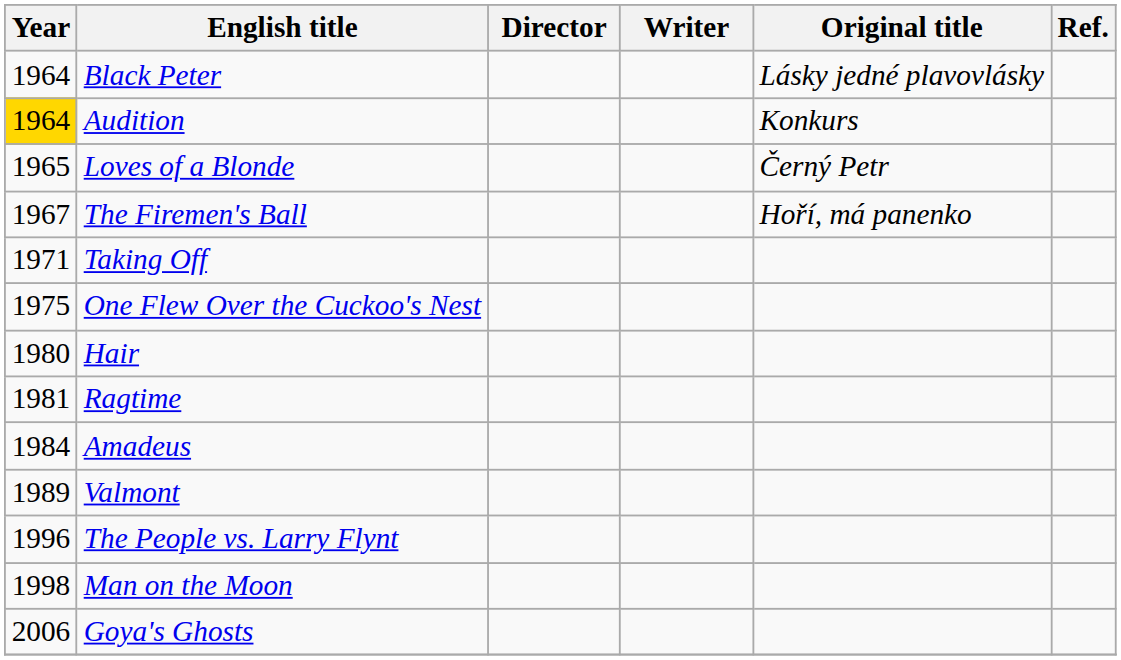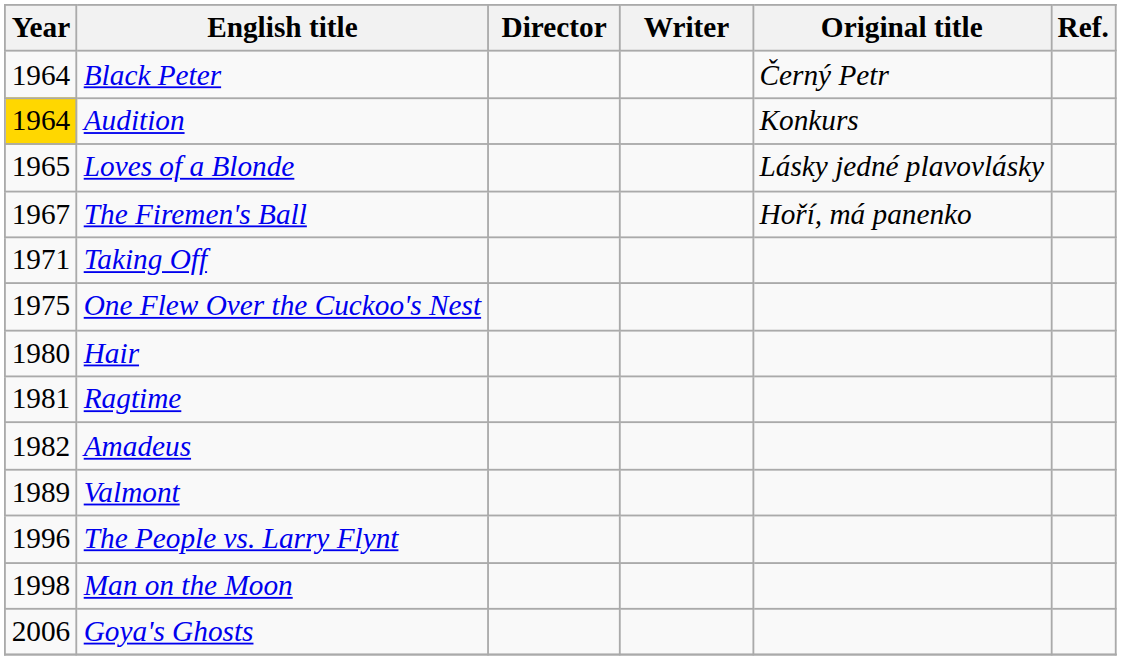(902, 74) Lásky jedné plavovlásky -> (824, 74) Černý Petr
(824, 167) Černý Petr -> (902, 167) Lásky jedné plavovlásky
(41, 445) 1984 -> (41, 445) 1982
